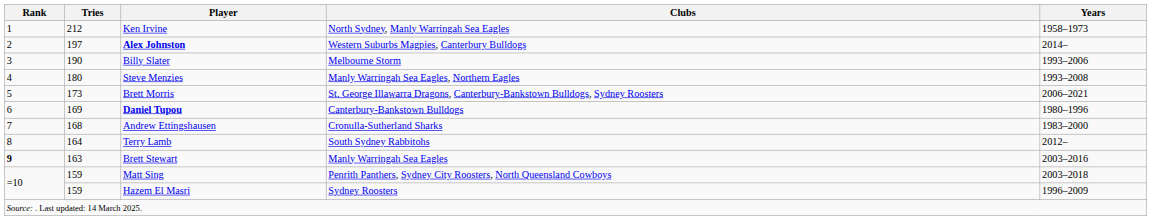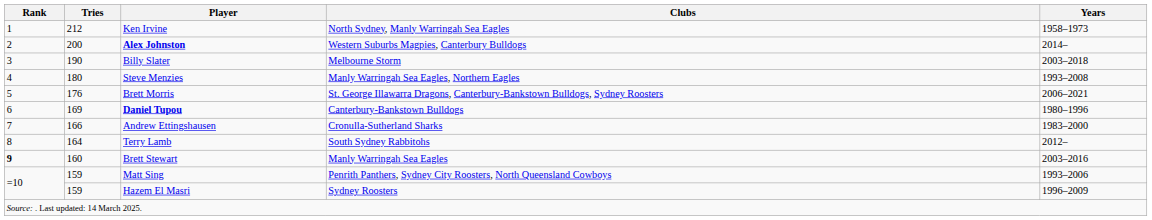(75, 45) 197 -> (75, 45) 200
(1065, 61) 1993–2006 -> (1065, 61) 2003–2018
(75, 93) 173 -> (75, 93) 176
(75, 126) 168 -> (75, 126) 166
(75, 158) 163 -> (75, 158) 160
(1065, 175) 2003–2018 -> (1065, 175) 1993–2006
